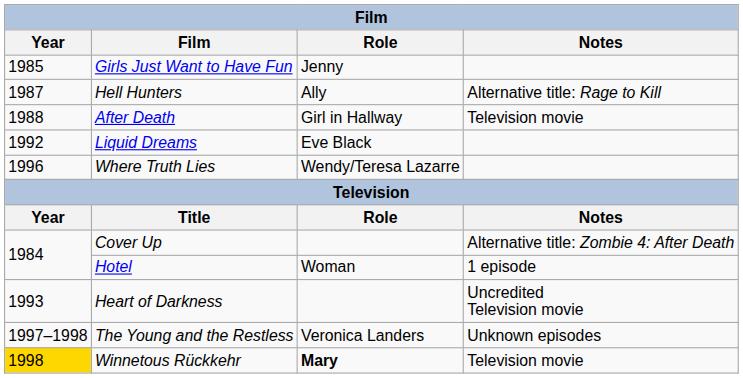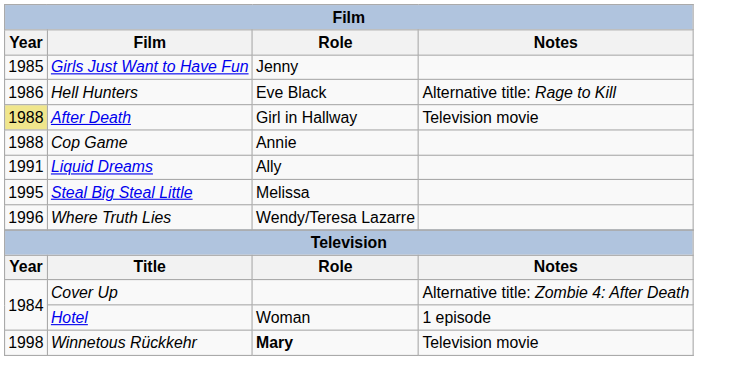(26, 93) 1987 -> (26, 93) 1986
(314, 93) Ally -> (291, 93) Eve Black
(26, 118) no background -> (26, 118) khaki background
+ row: (89, 143)
(26, 143) 1992 -> (26, 168) 1991
(336, 143) Eve Black -> (269, 168) Ally
+ row: (122, 193)
- row: (159, 302)
- row: (194, 335)
(26, 360) gold background -> (26, 343) no background
